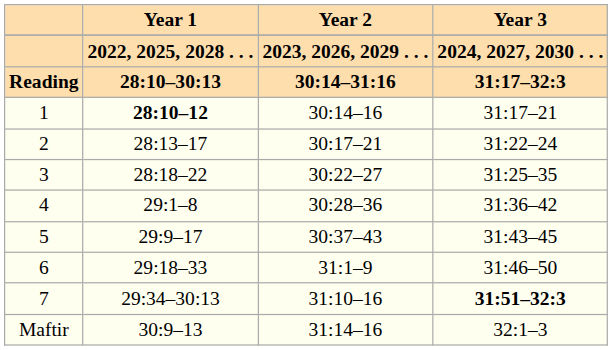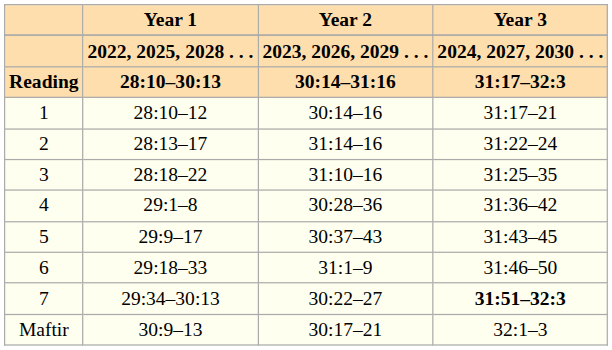(170, 112) bold -> (170, 112) normal
(345, 143) 30:17–21 -> (345, 143) 31:14–16
(345, 174) 30:22–27 -> (345, 174) 31:10–16
(345, 298) 31:10–16 -> (345, 298) 30:22–27
(345, 329) 31:14–16 -> (345, 329) 30:17–21
